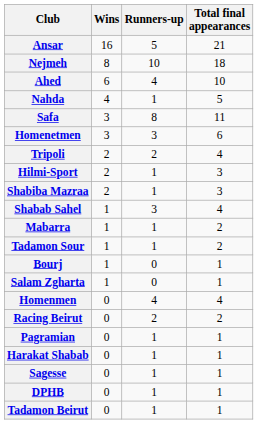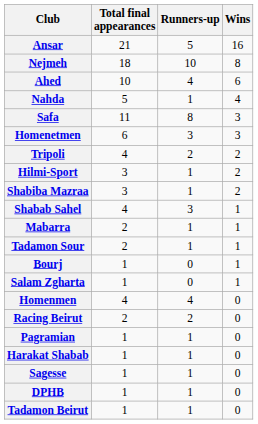columns swapped: (107, 20) <-> (220, 20)
